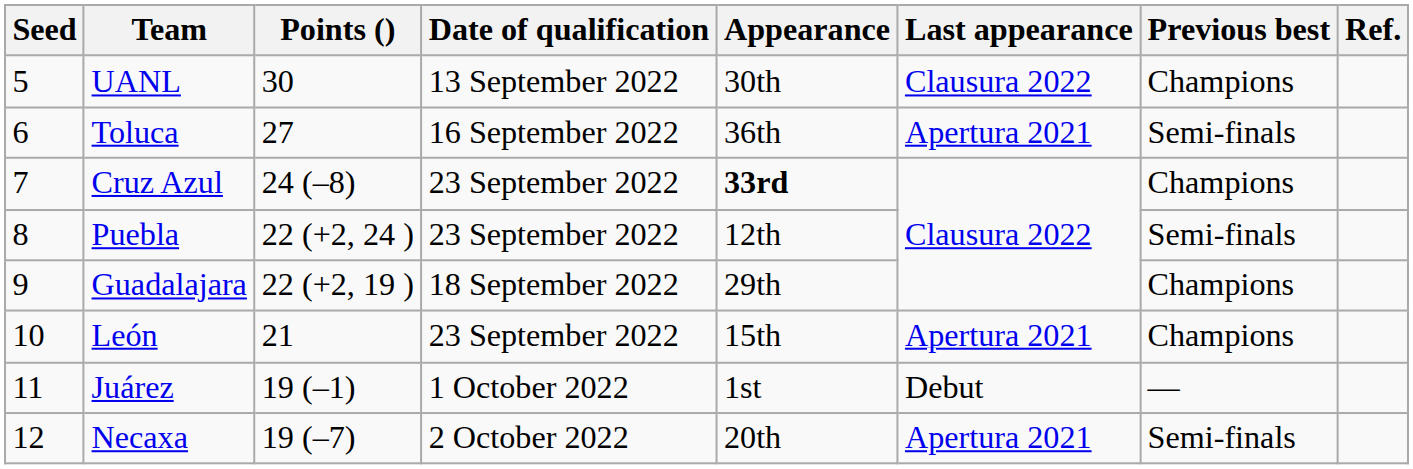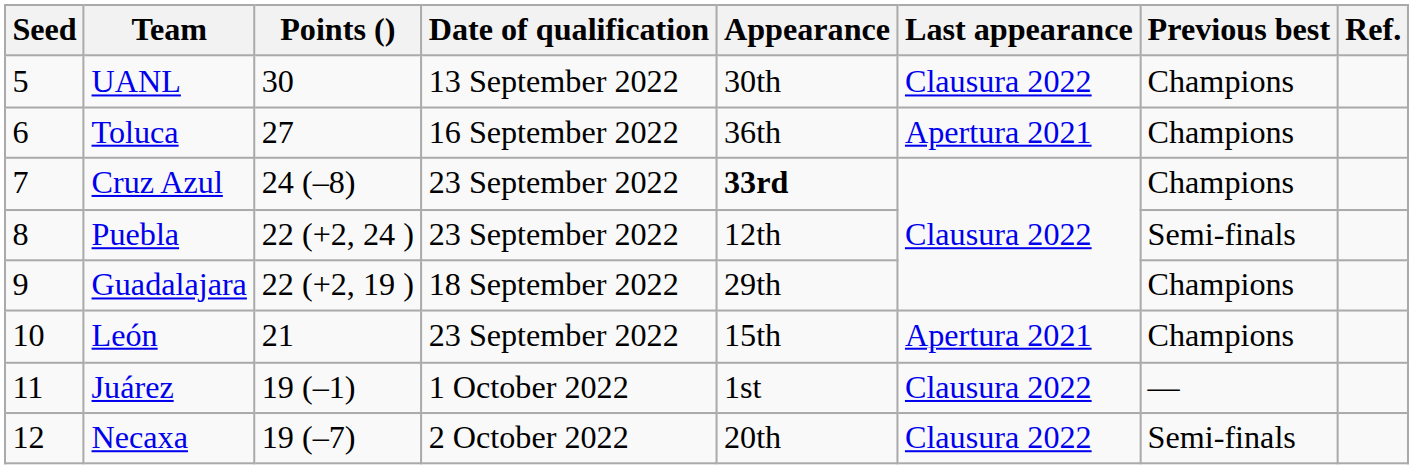(1222, 132) Semi-finals -> (1221, 132) Champions
(944, 387) Debut -> (998, 387) Clausura 2022
(998, 438) Apertura 2021 -> (998, 438) Clausura 2022
